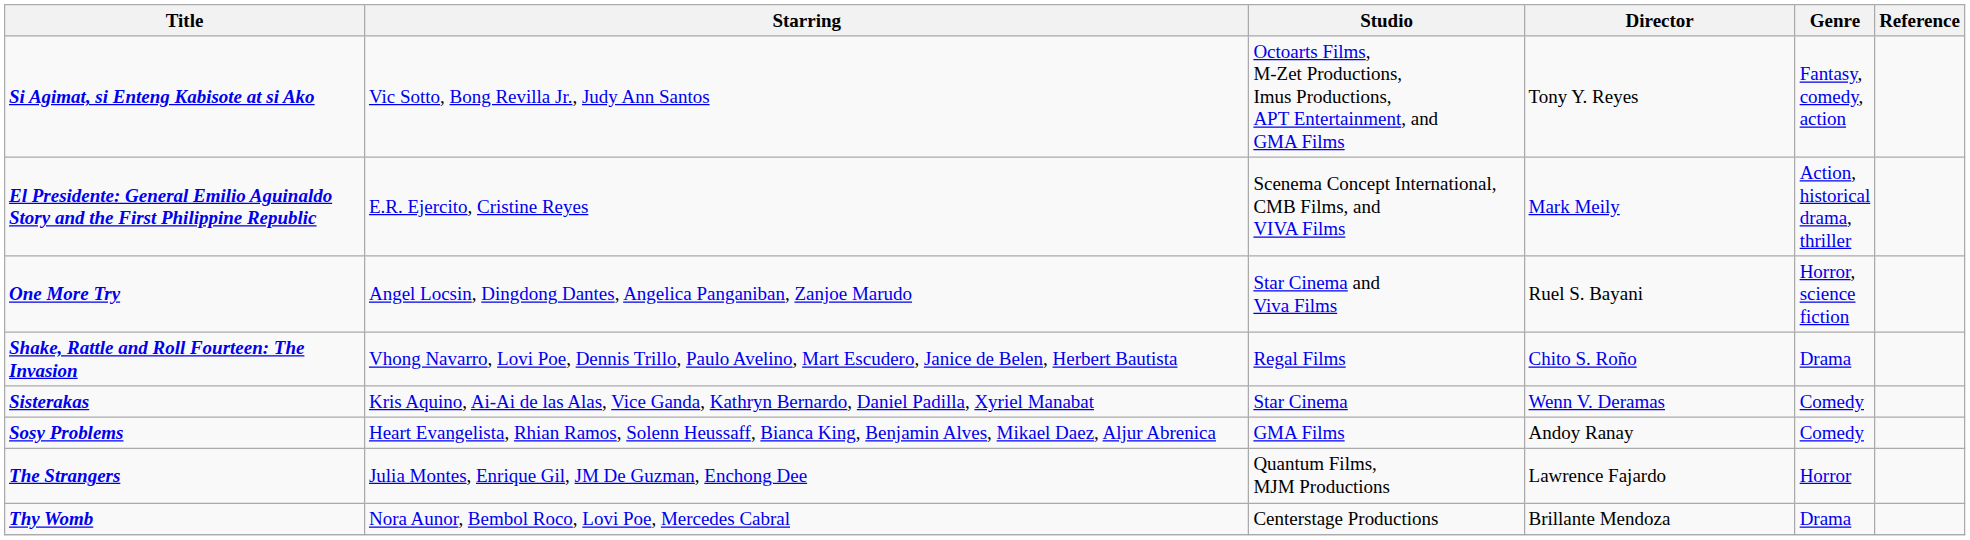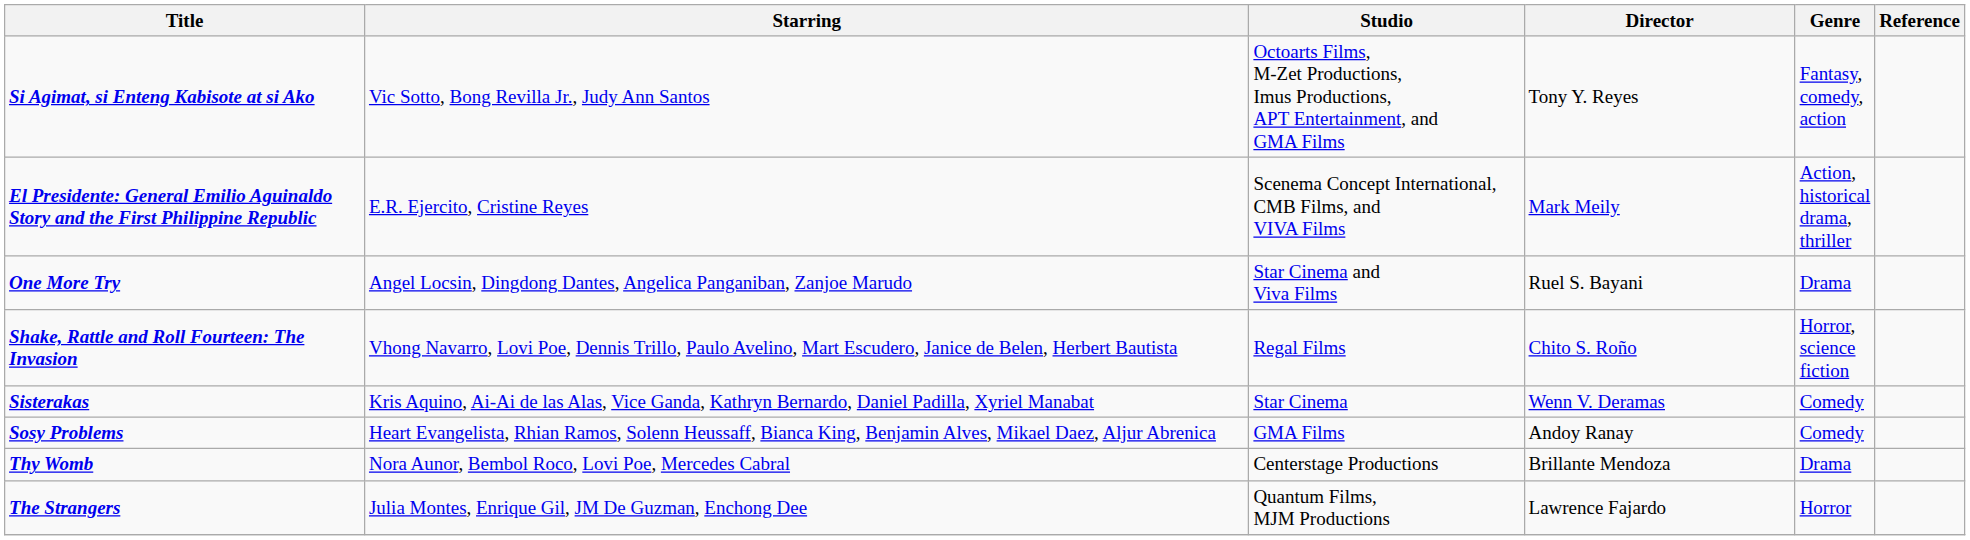(1828, 294) Horror, science fiction -> (1825, 283) Drama
(1825, 359) Drama -> (1828, 348) Horror, science fiction
rows swapped: (65, 475) <-> (51, 518)
